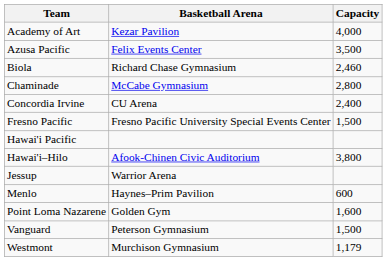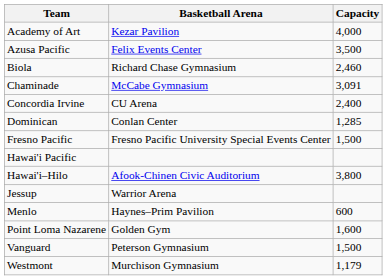(349, 85) 2,800 -> (349, 85) 3,091
+ row: (32, 121)
